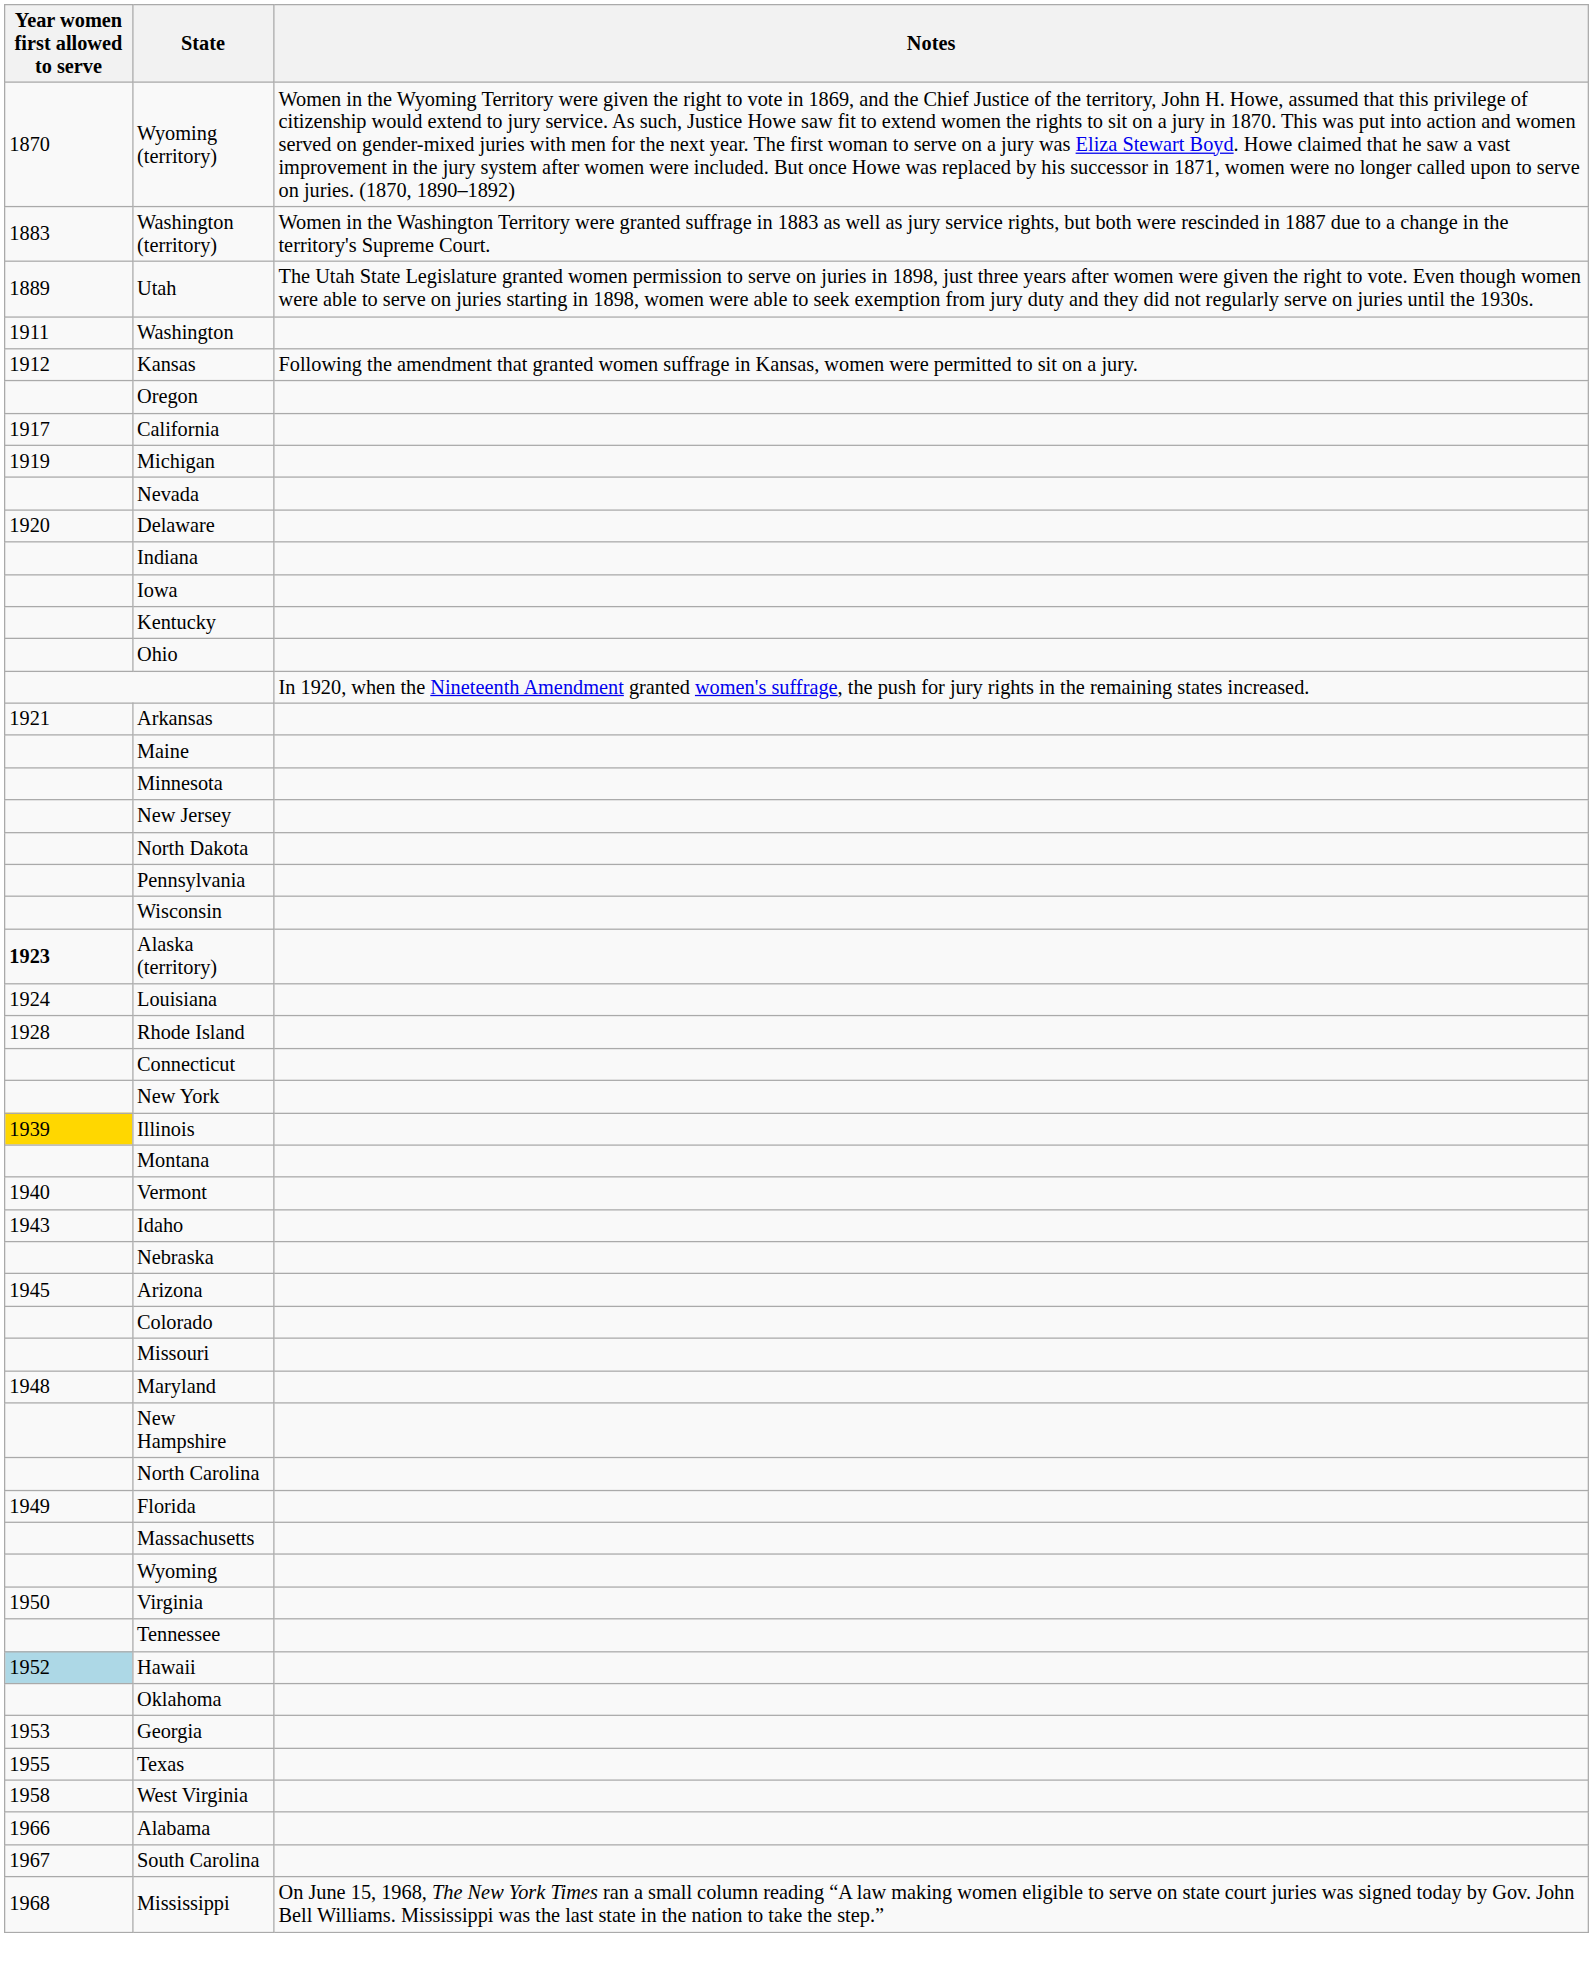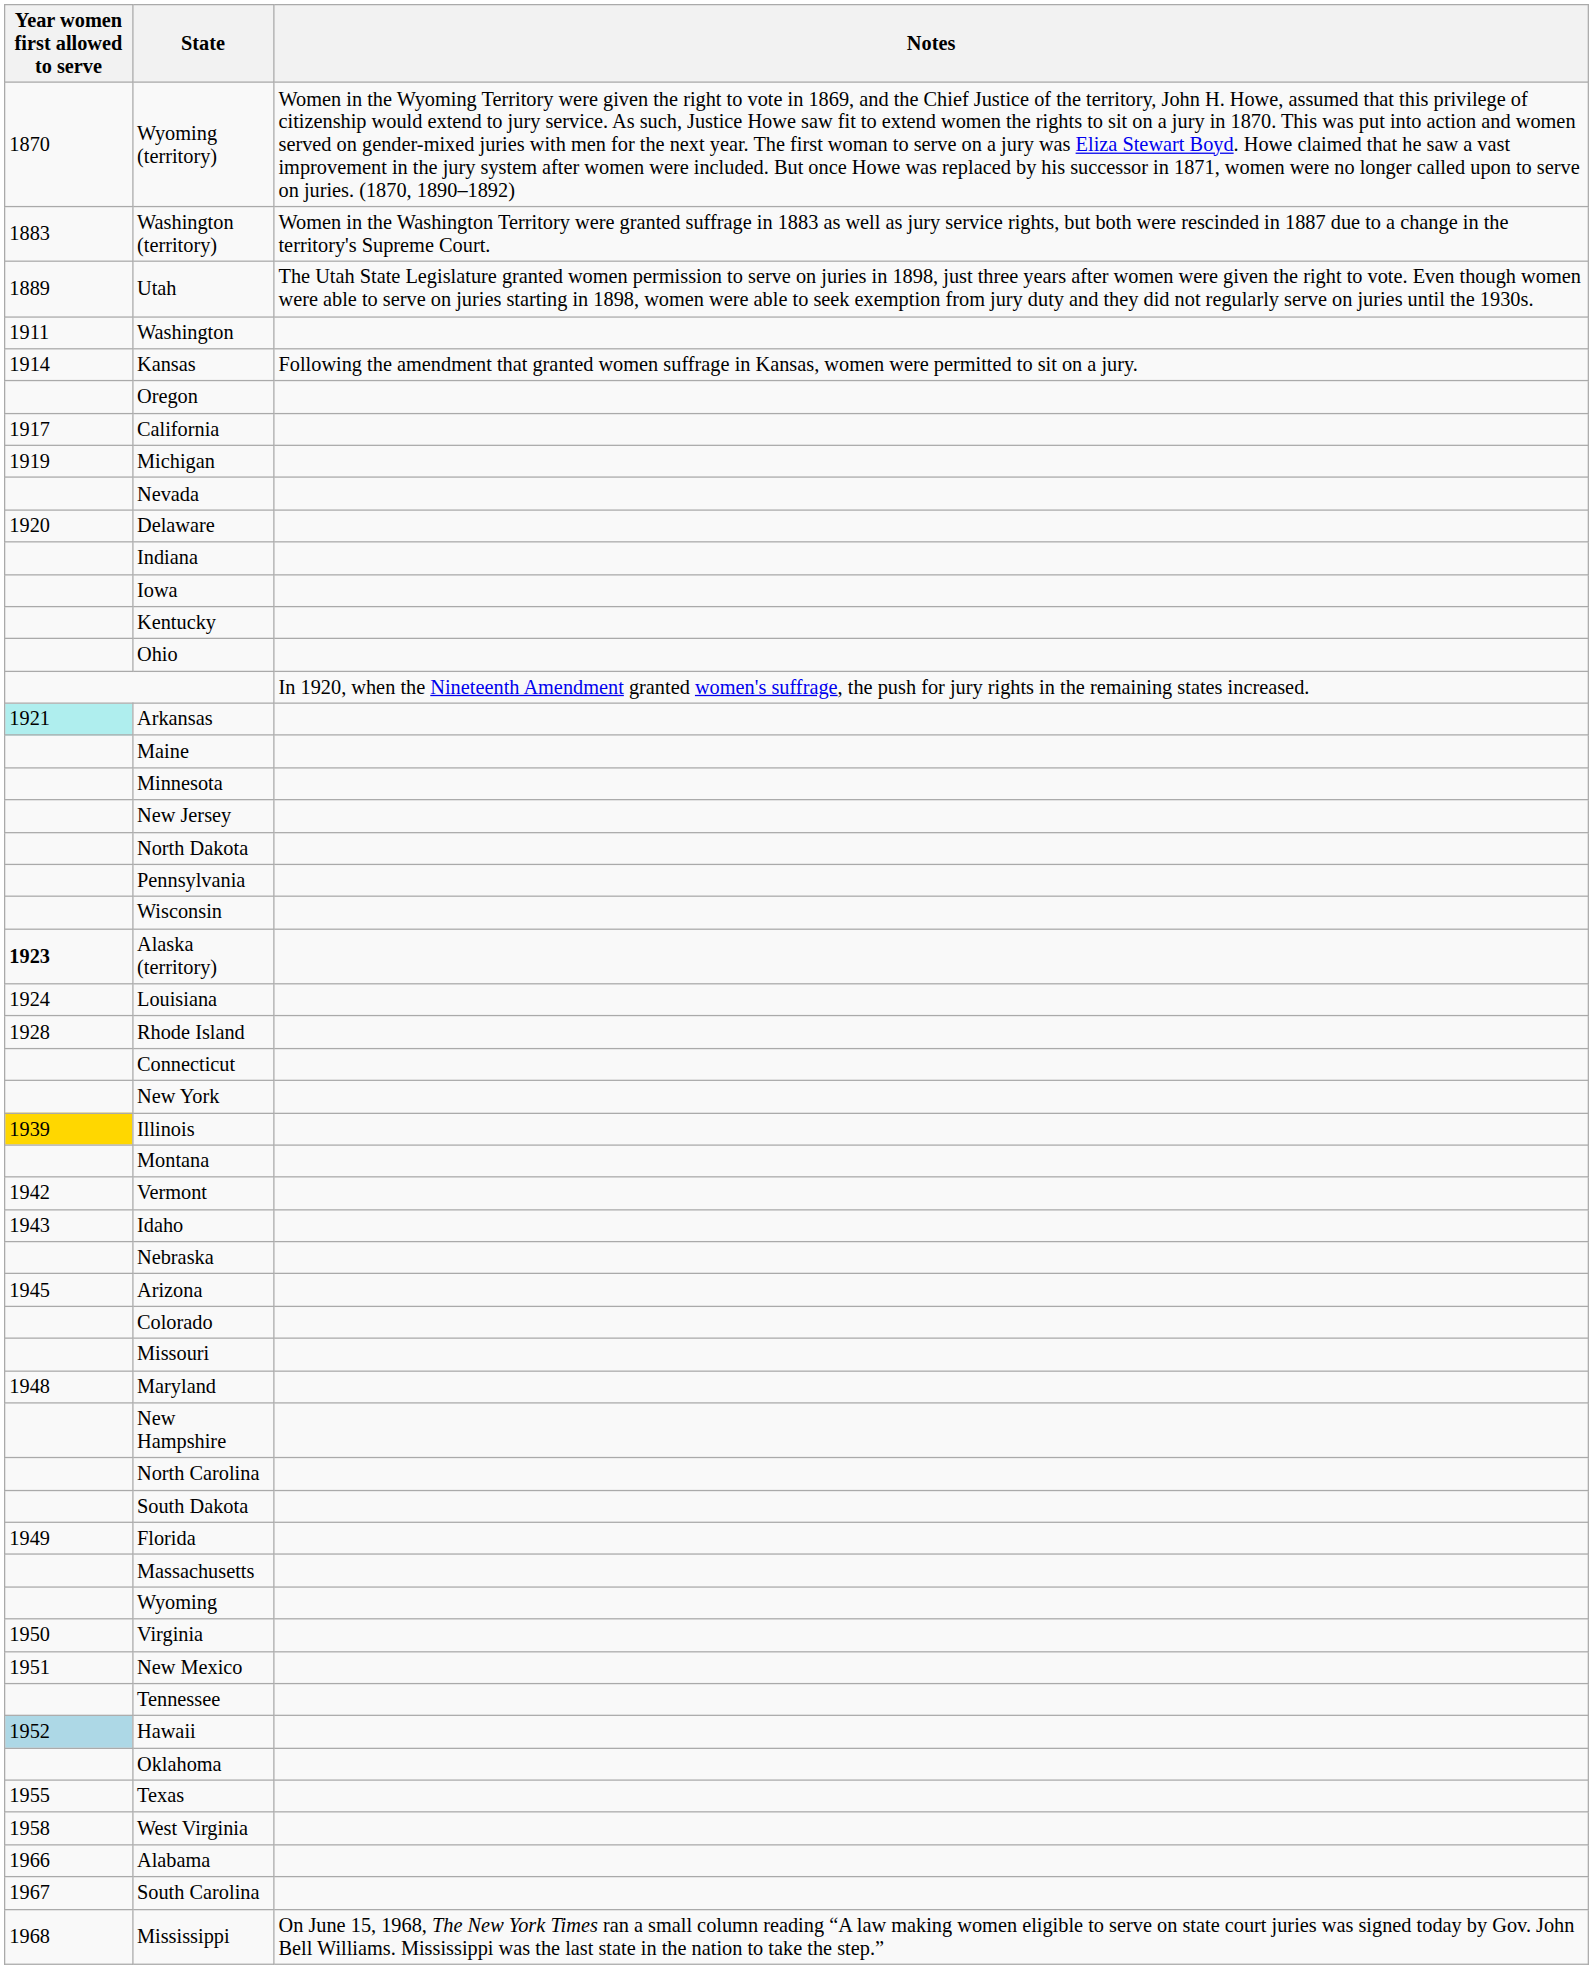(30, 364) 1912 -> (30, 364) 1914
(30, 719) no background -> (30, 719) paleturquoise background
(30, 1193) 1940 -> (30, 1193) 1942
+ row: (193, 1506)
+ row: (190, 1667)
- row: (170, 1731)
